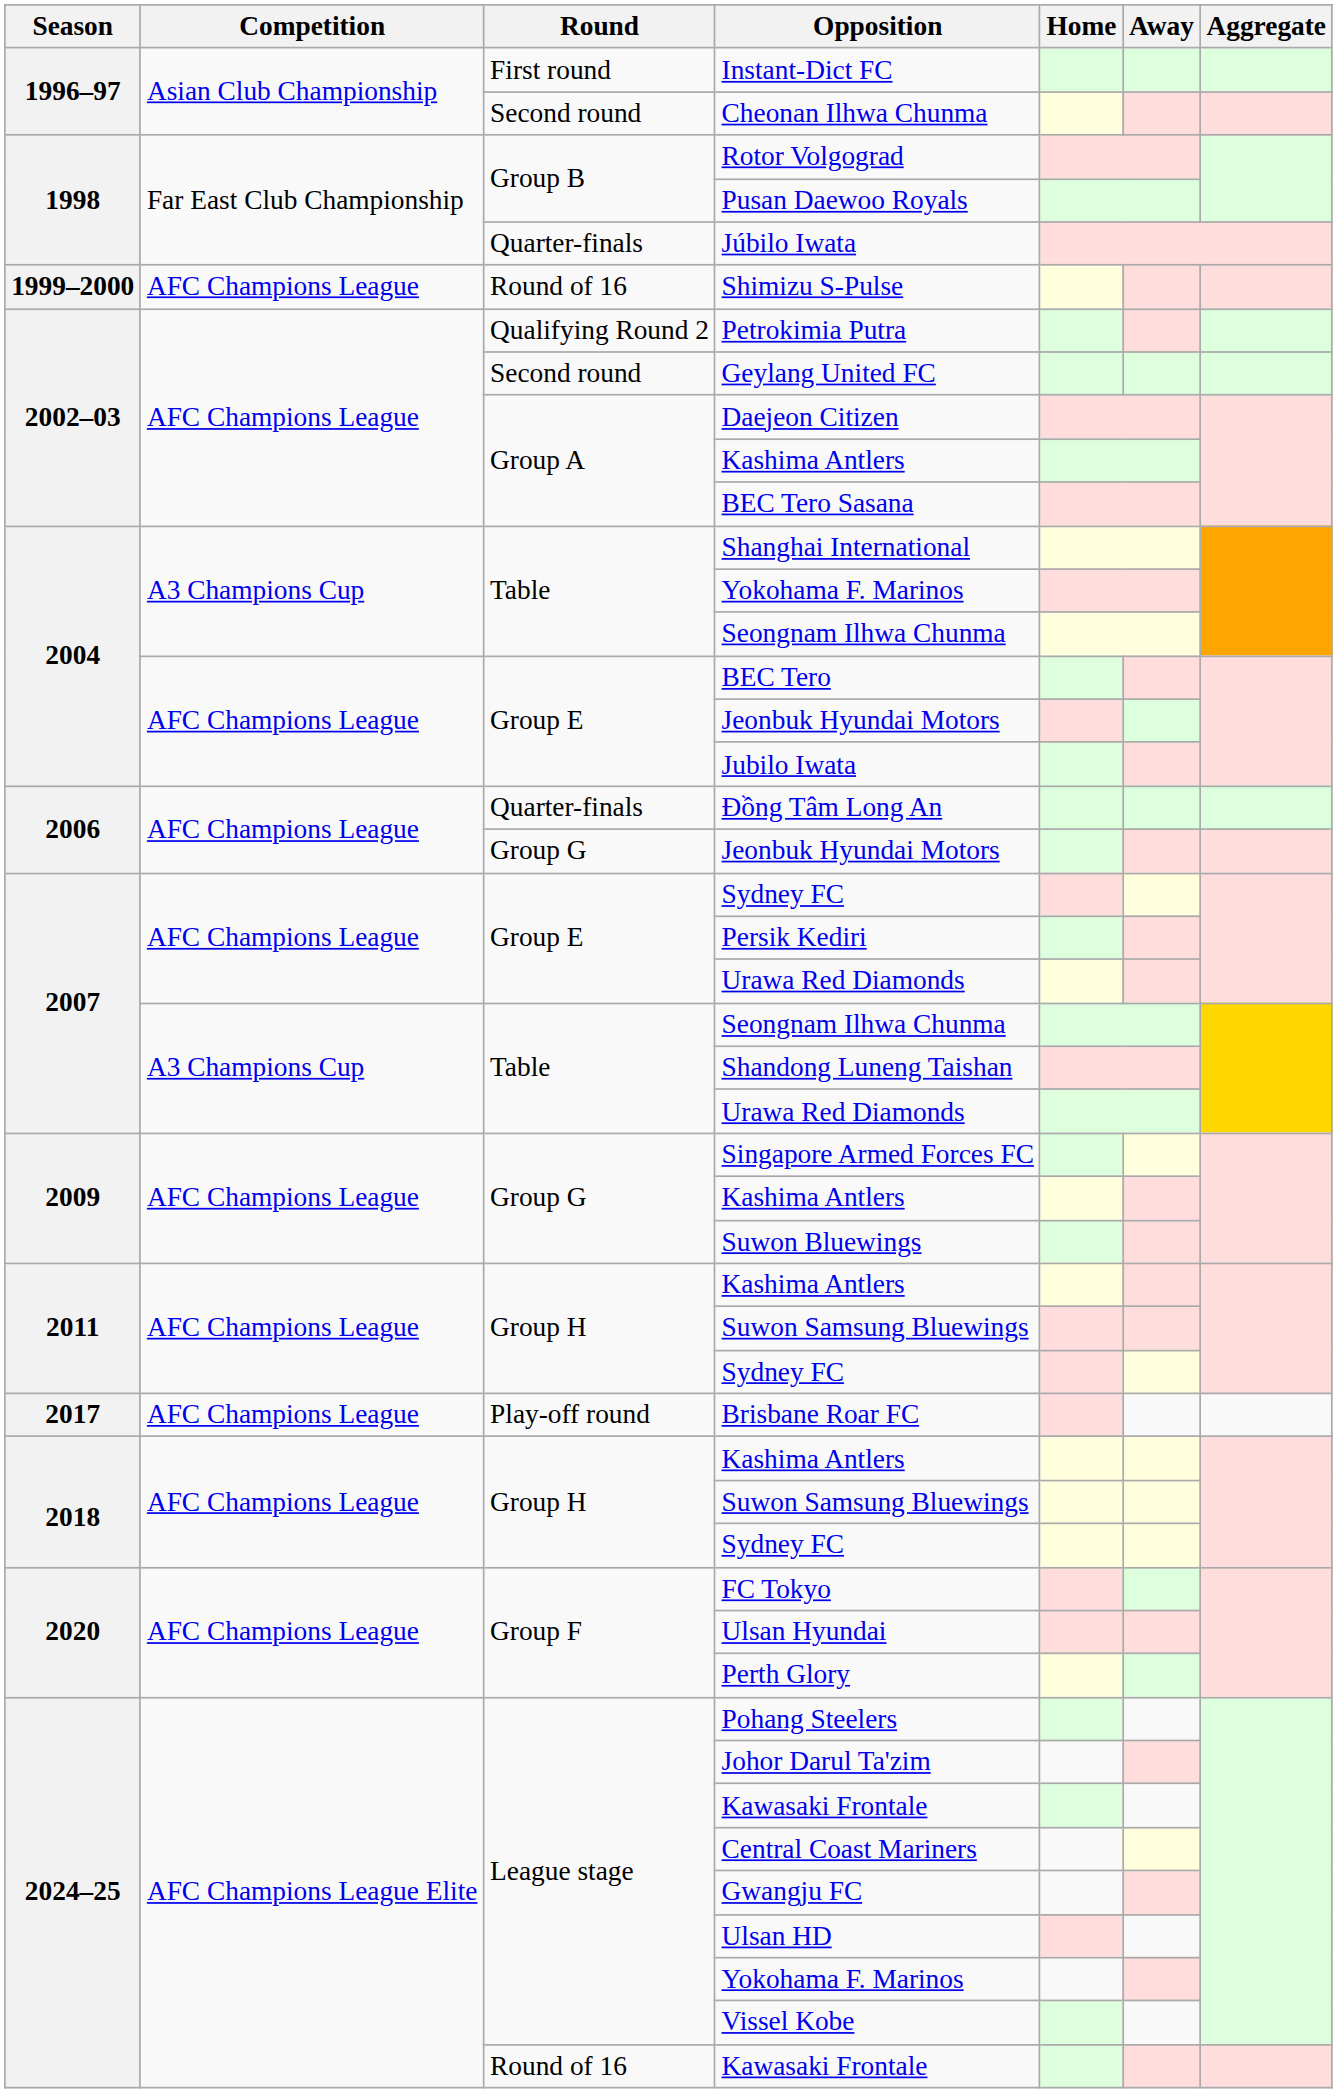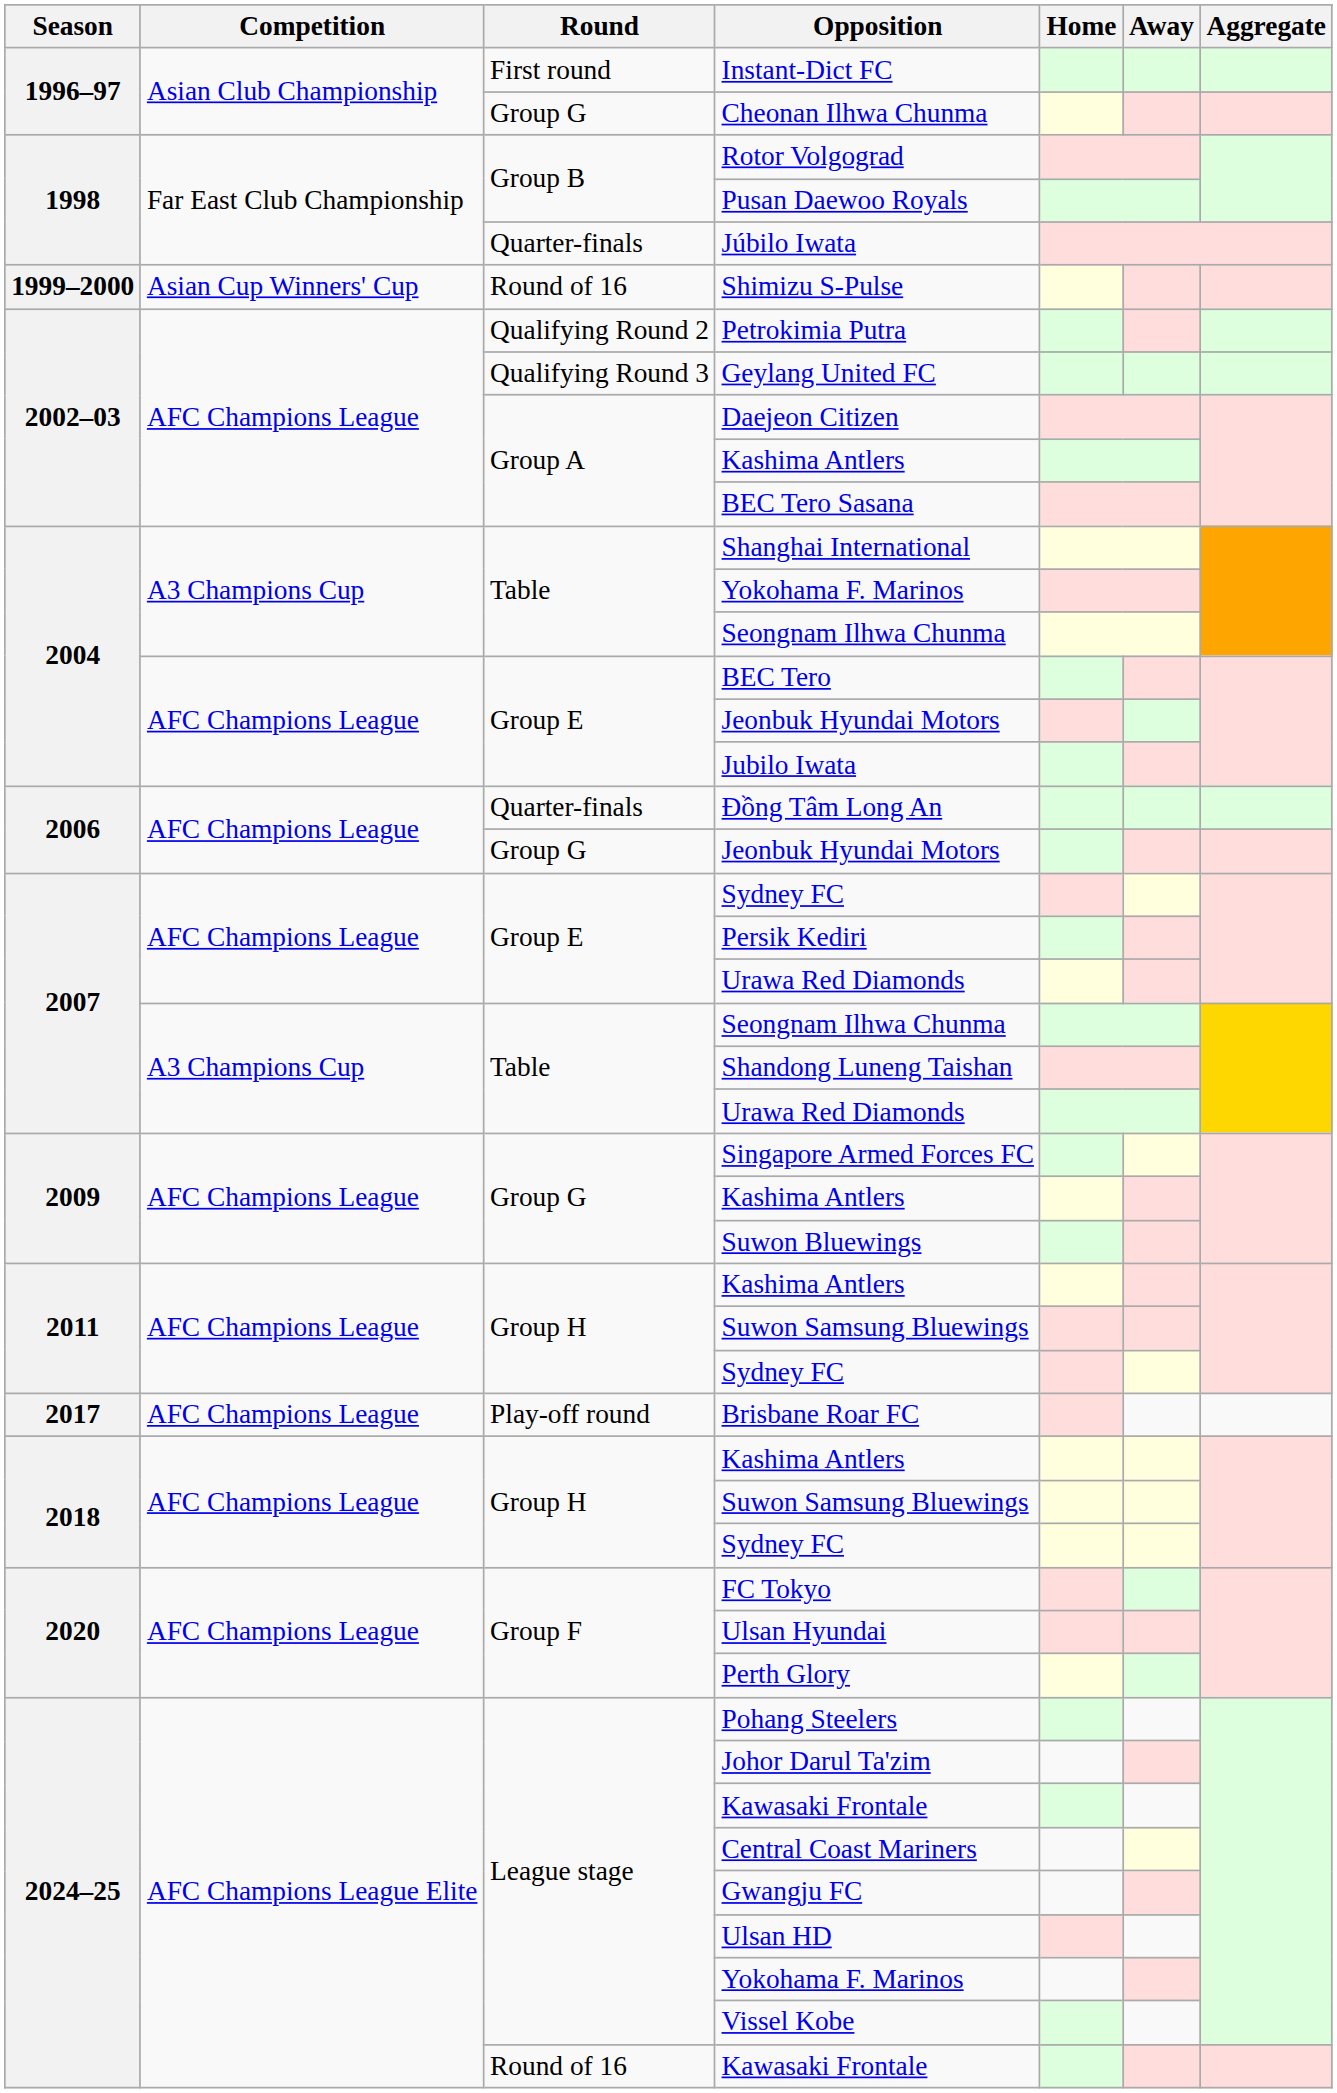(566, 112) Second round -> (538, 112) Group G
(283, 286) AFC Champions League -> (283, 286) Asian Cup Winners' Cup
(566, 373) Second round -> (600, 373) Qualifying Round 3
